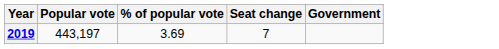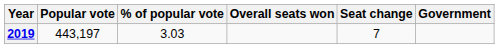+ column: (282, 14)
(172, 33) 3.69 -> (172, 33) 3.03
